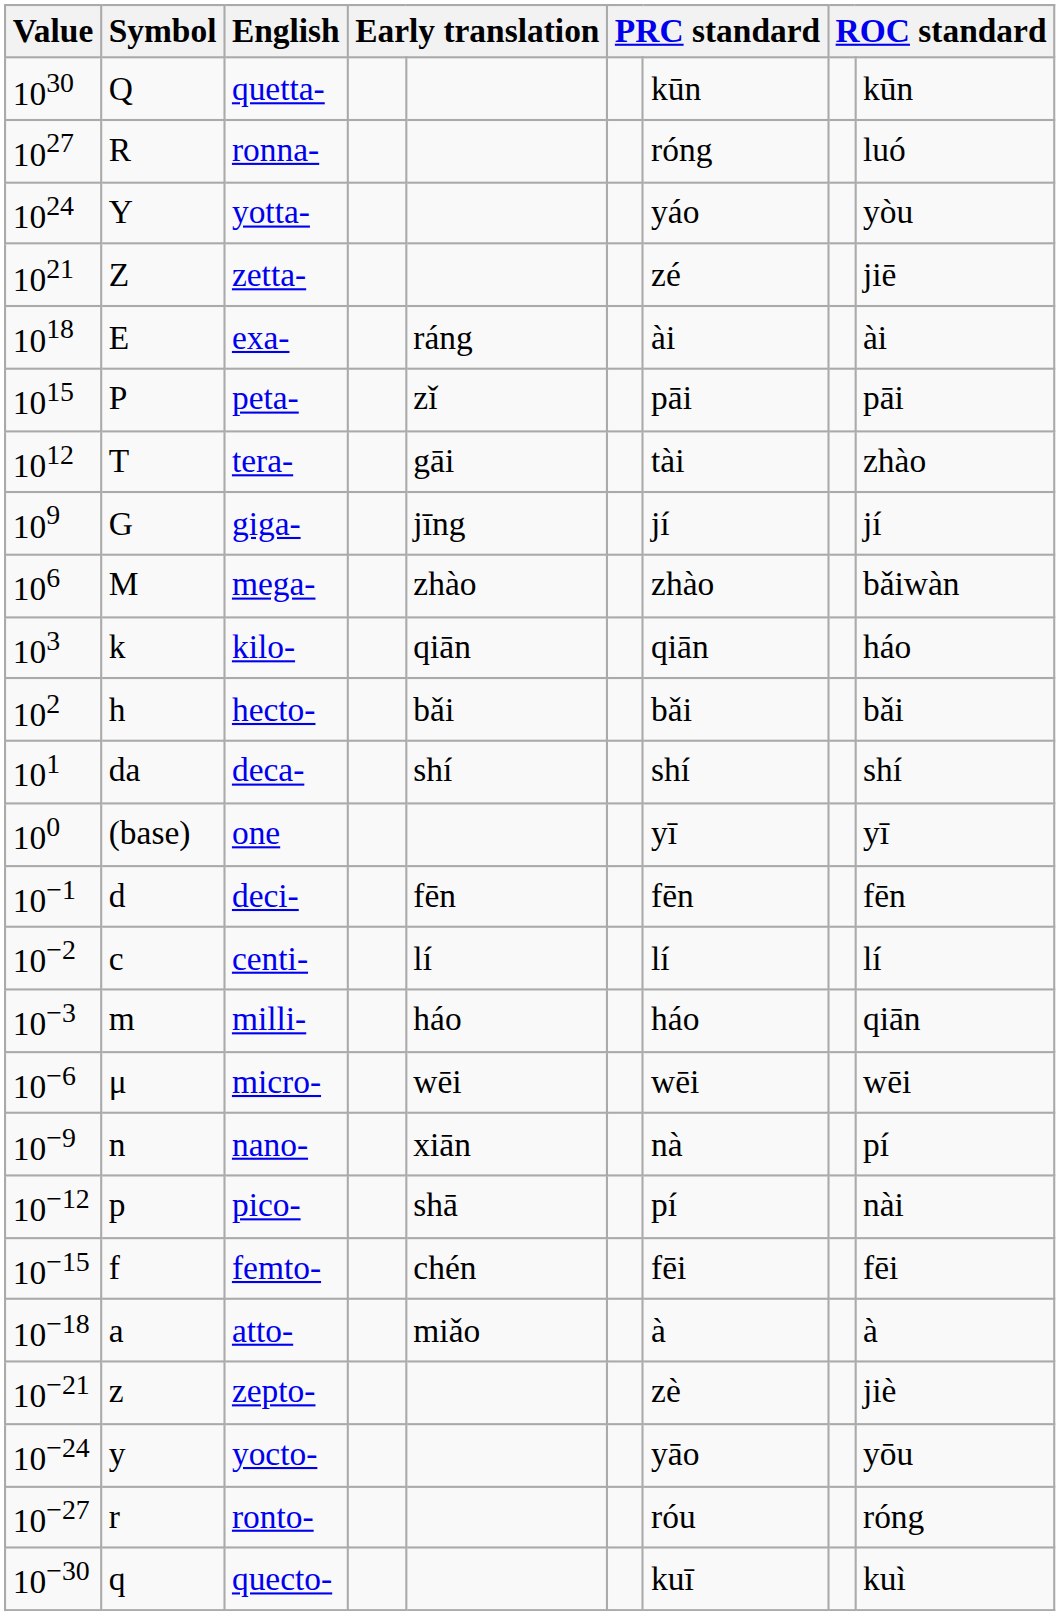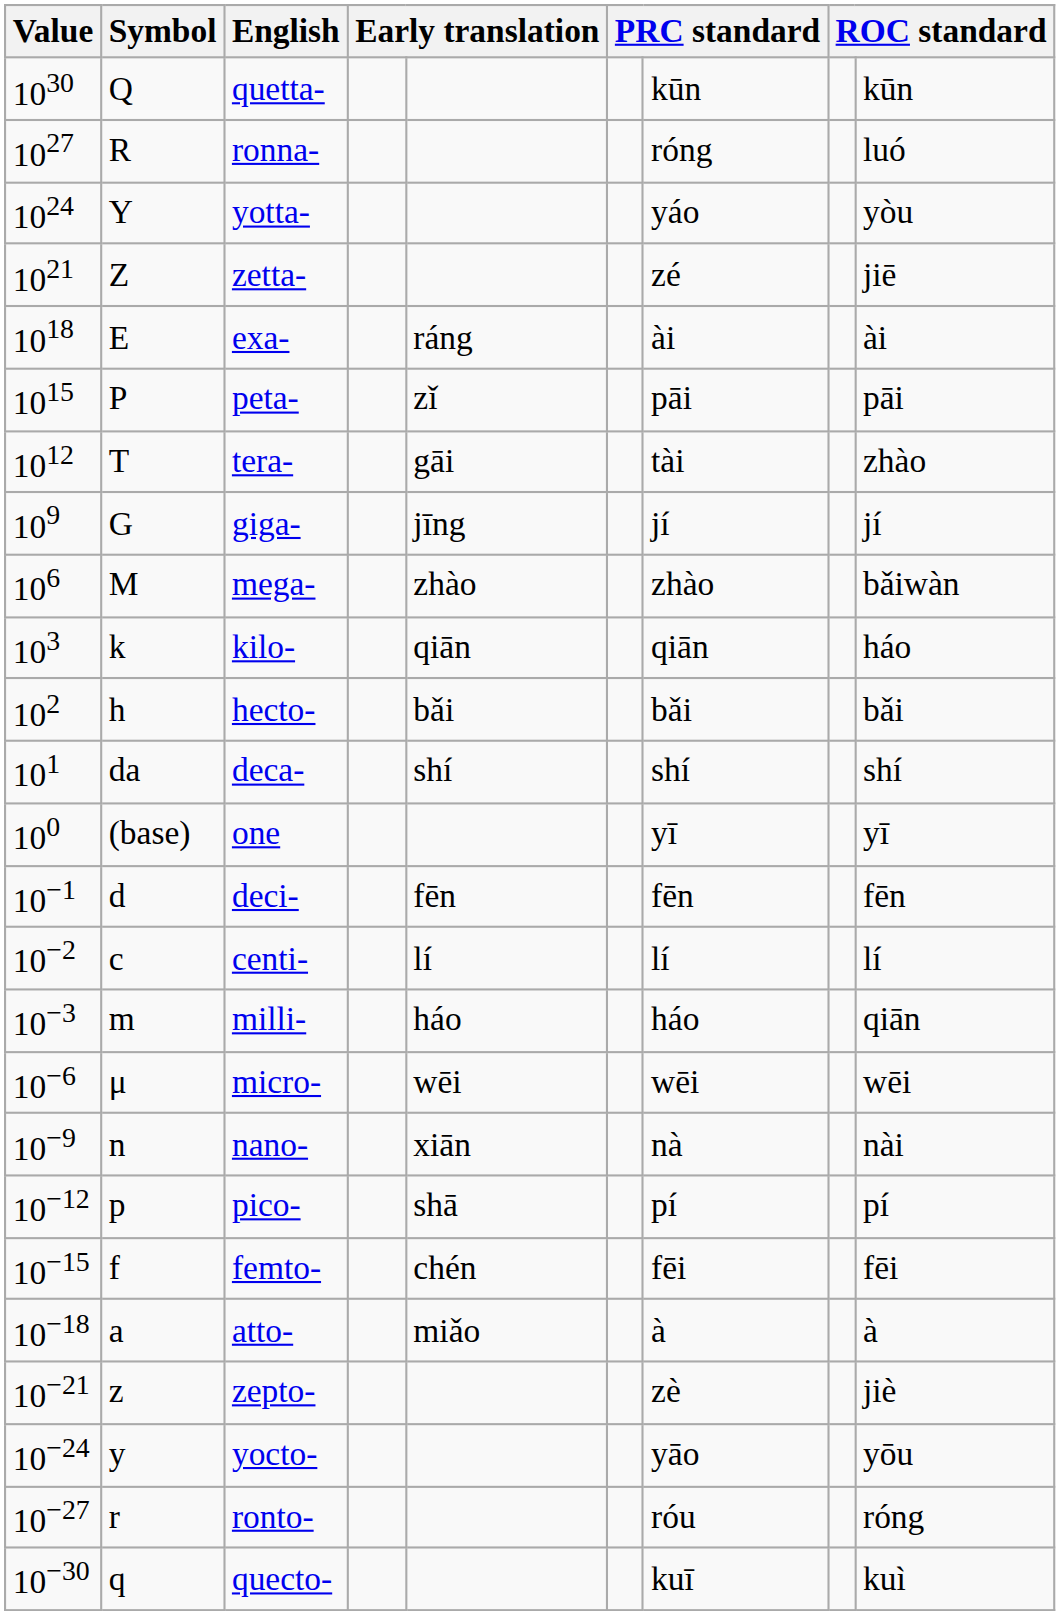(876, 1143) pí -> (883, 1143) nài
(883, 1205) nài -> (876, 1205) pí
